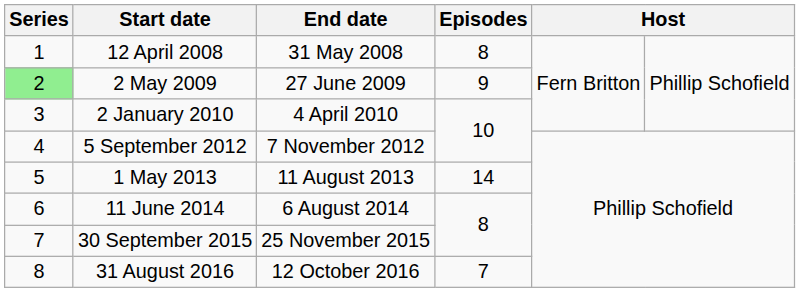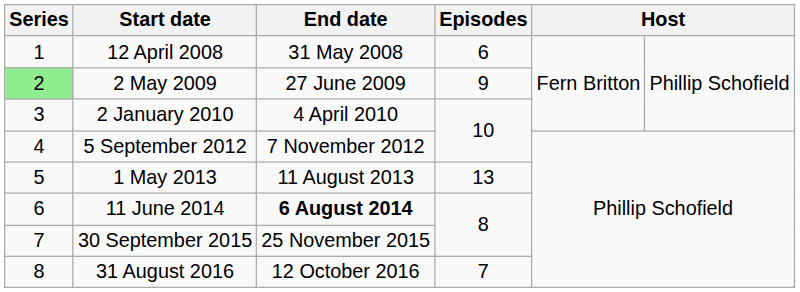(483, 51) 8 -> (483, 51) 6
(483, 177) 14 -> (483, 177) 13
(346, 209) normal -> (346, 209) bold
